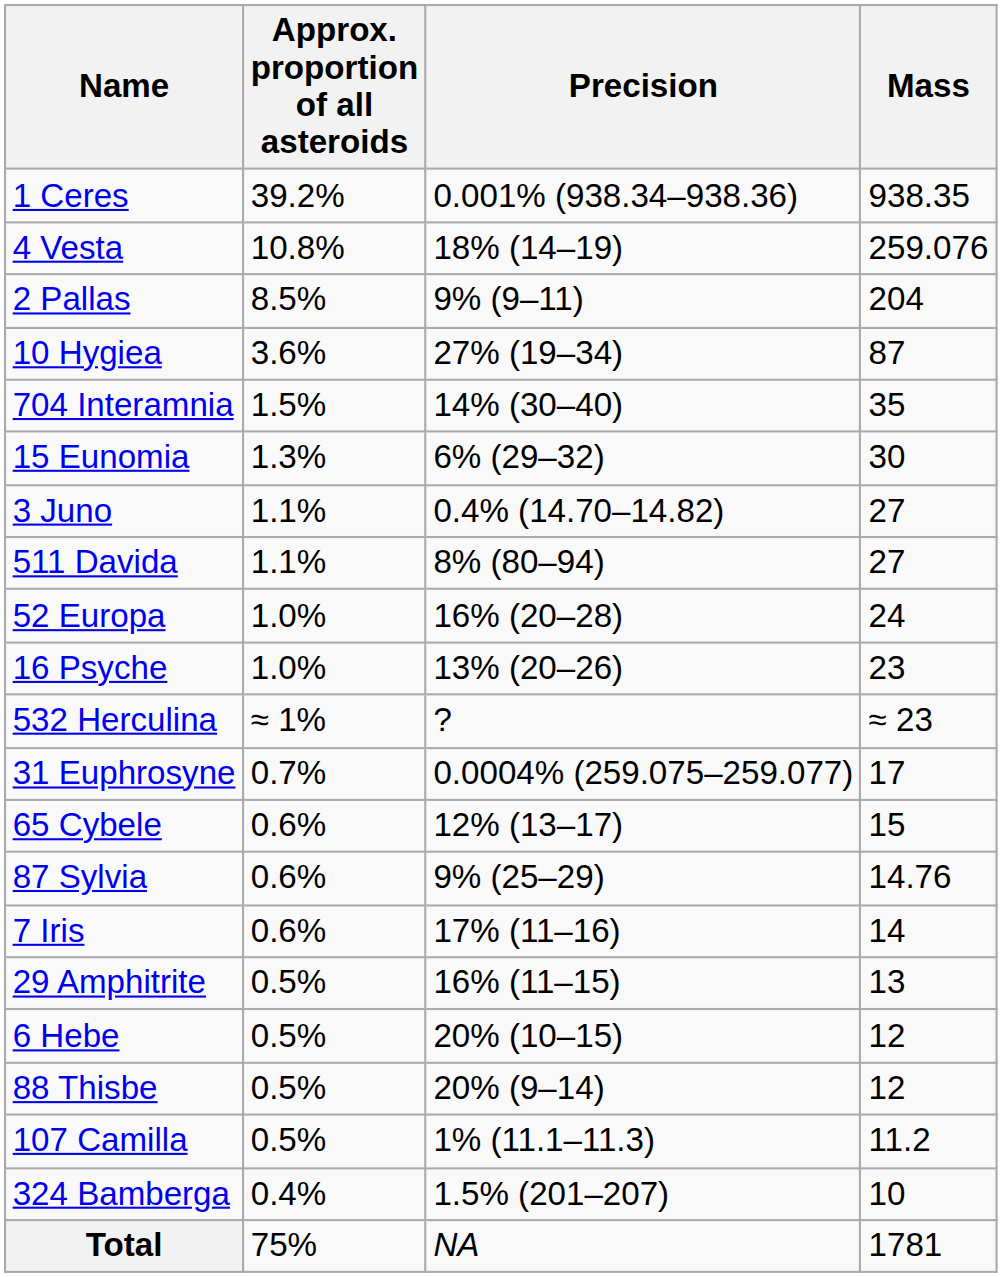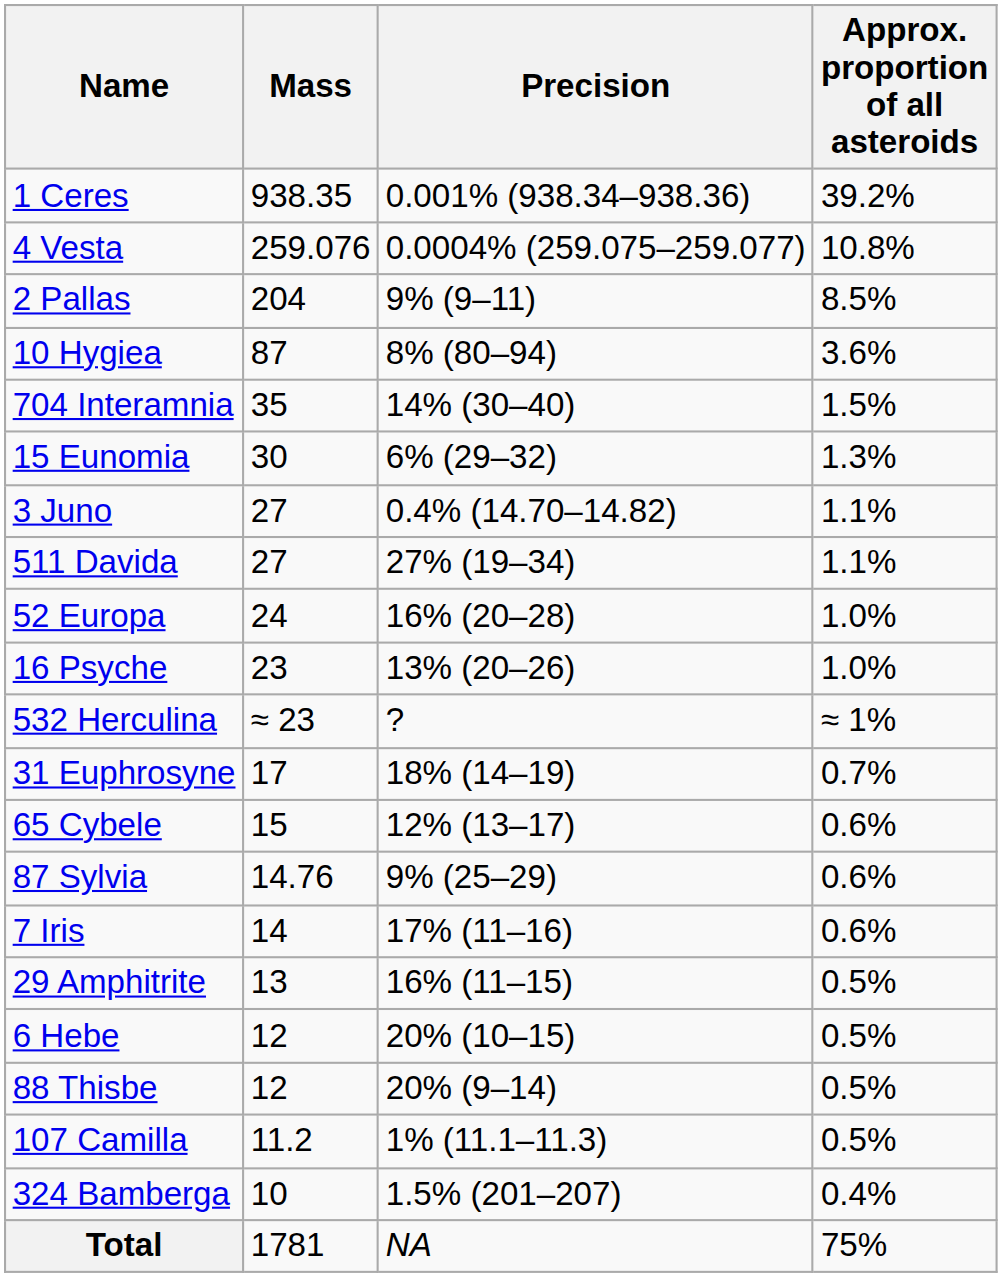columns swapped: (928, 86) <-> (334, 86)
(528, 247) 18% (14–19) -> (596, 247) 0.0004% (259.075–259.077)
(528, 352) 27% (19–34) -> (471, 352) 8% (80–94)
(519, 562) 8% (80–94) -> (481, 562) 27% (19–34)
(643, 772) 0.0004% (259.075–259.077) -> (481, 772) 18% (14–19)
